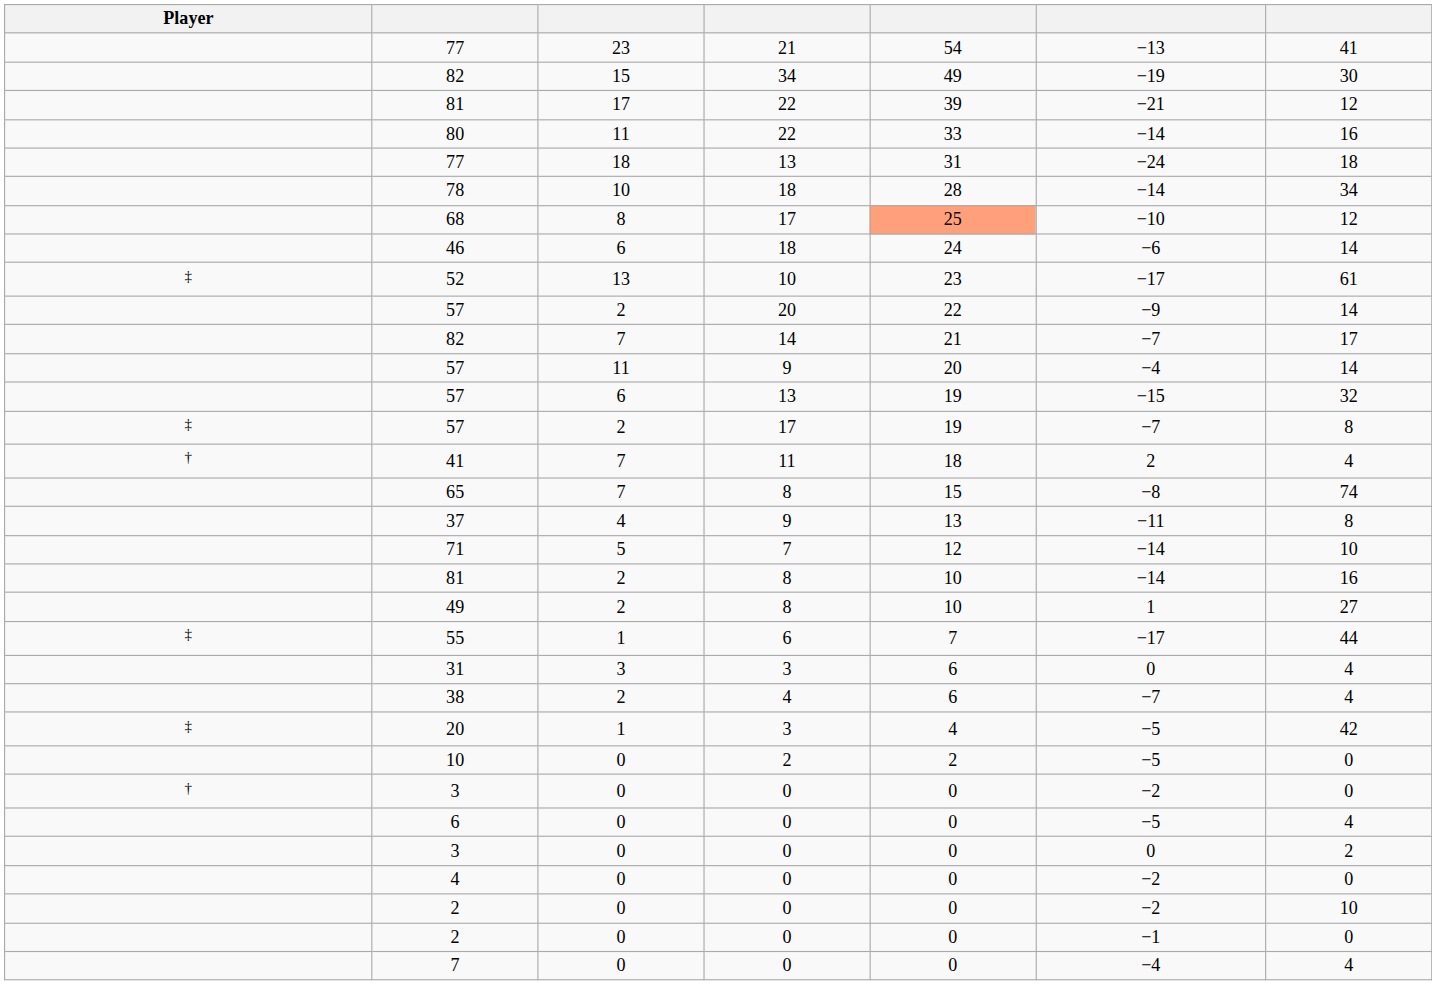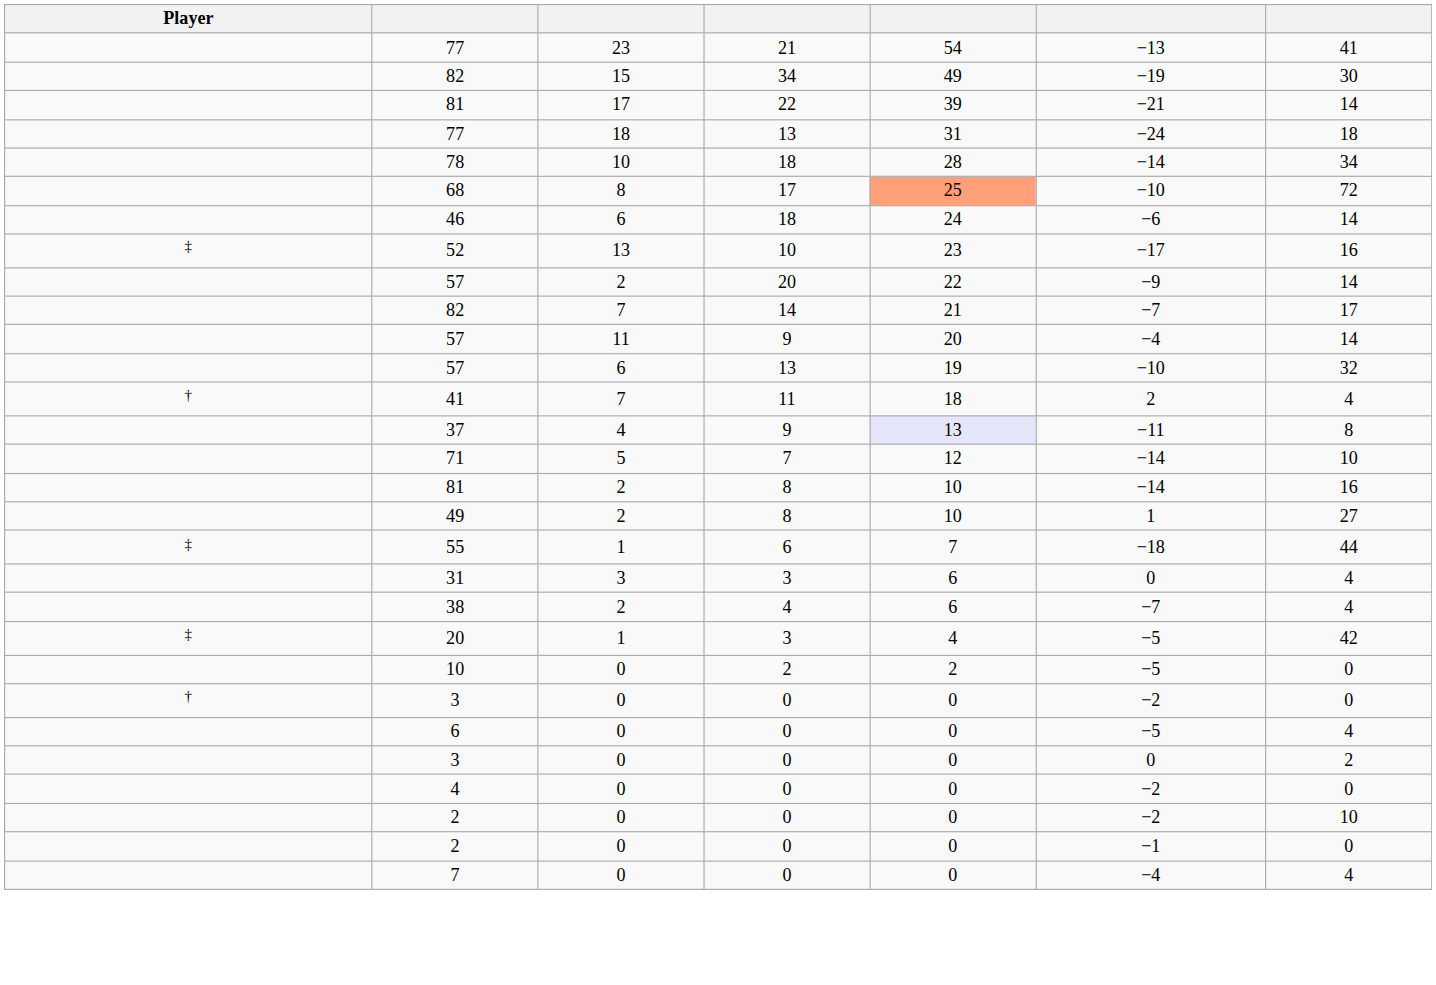(1349, 104) 12 -> (1349, 104) 14
- row: (455, 133)
(1349, 219) 12 -> (1349, 190) 72
(1349, 279) 61 -> (1349, 250) 16
(1151, 396) −15 -> (1151, 367) −10
- row: (455, 427)
- row: (455, 492)
(953, 520) no background -> (953, 430) lavender background
(1151, 638) −17 -> (1151, 547) −18
